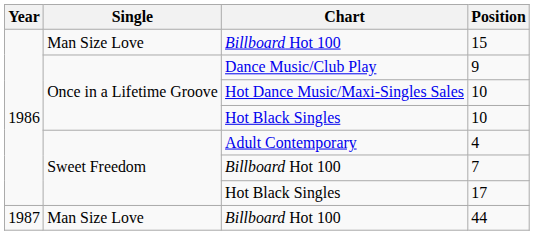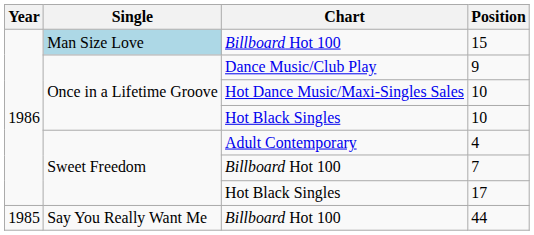(96, 42) no background -> (96, 42) lightblue background
(24, 218) 1987 -> (24, 218) 1985
(96, 218) Man Size Love -> (127, 218) Say You Really Want Me
